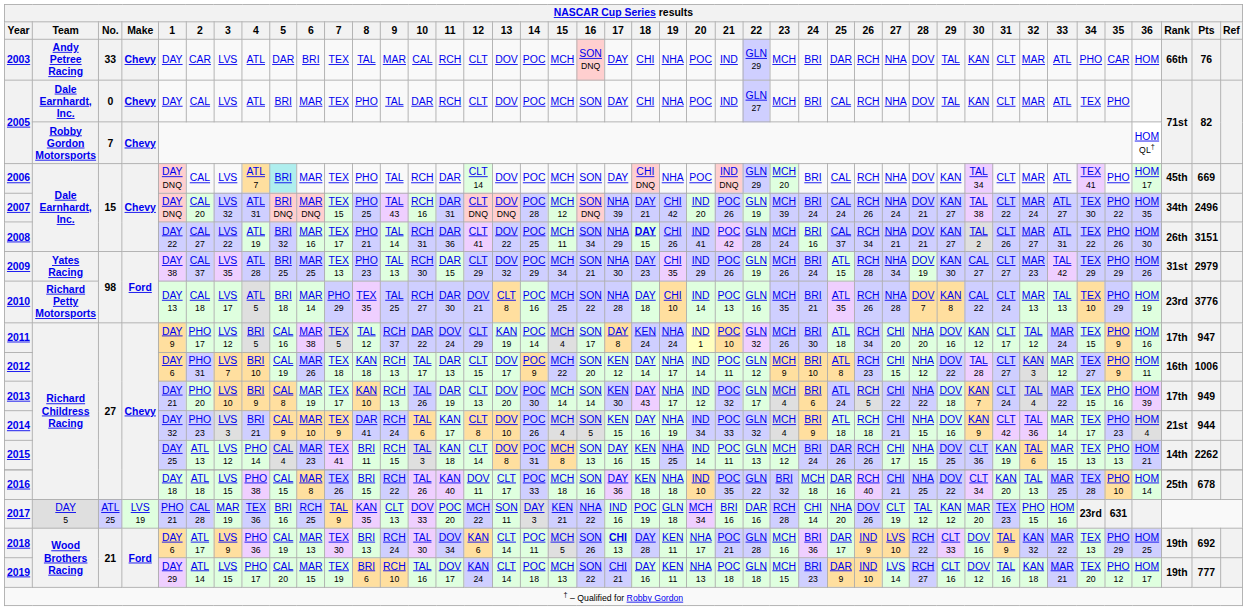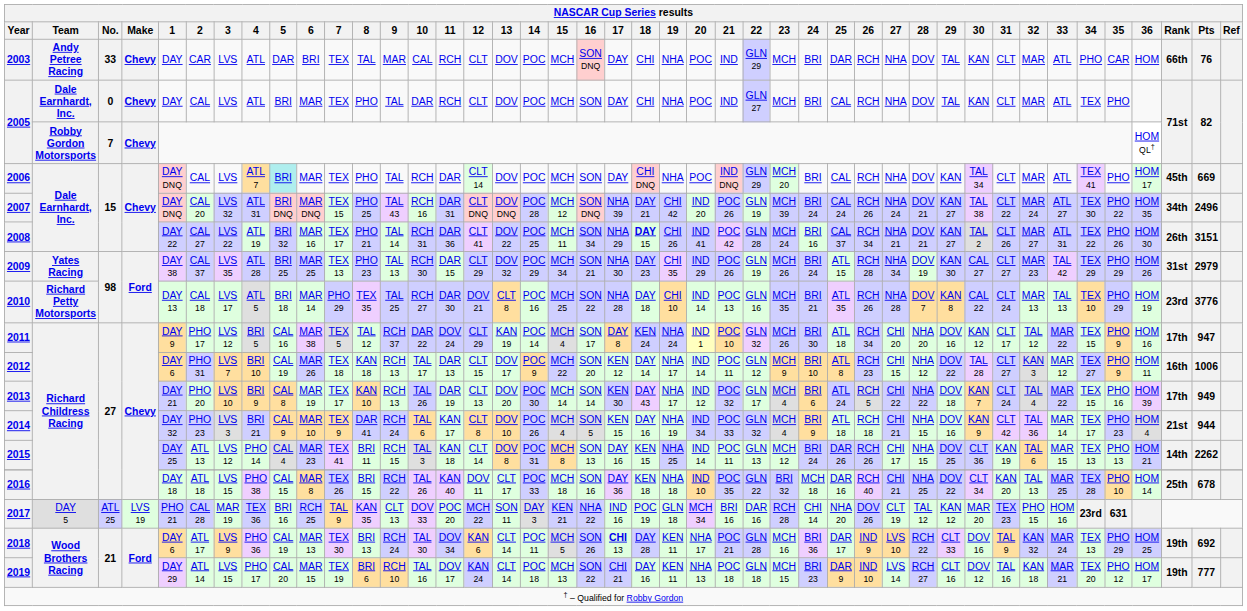(1062, 337) MAR 24 -> (1062, 337) MAR 22
(1062, 543) MAR 22 -> (1062, 543) MAR 24
